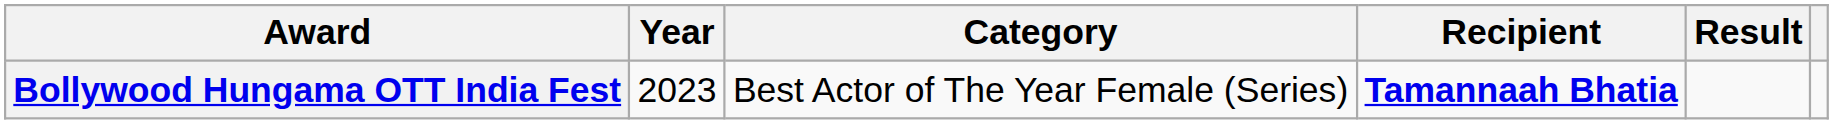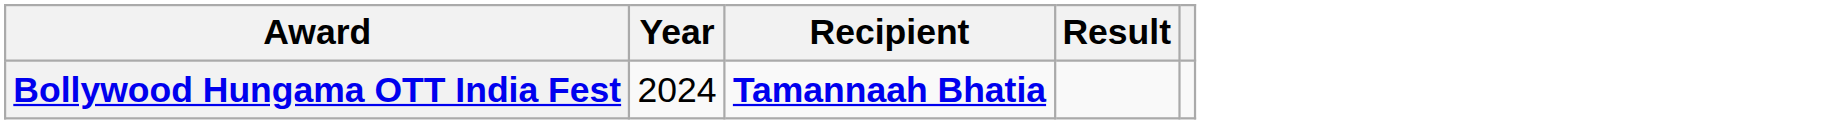- column: (1041, 32)
(677, 88) 2023 -> (677, 88) 2024
